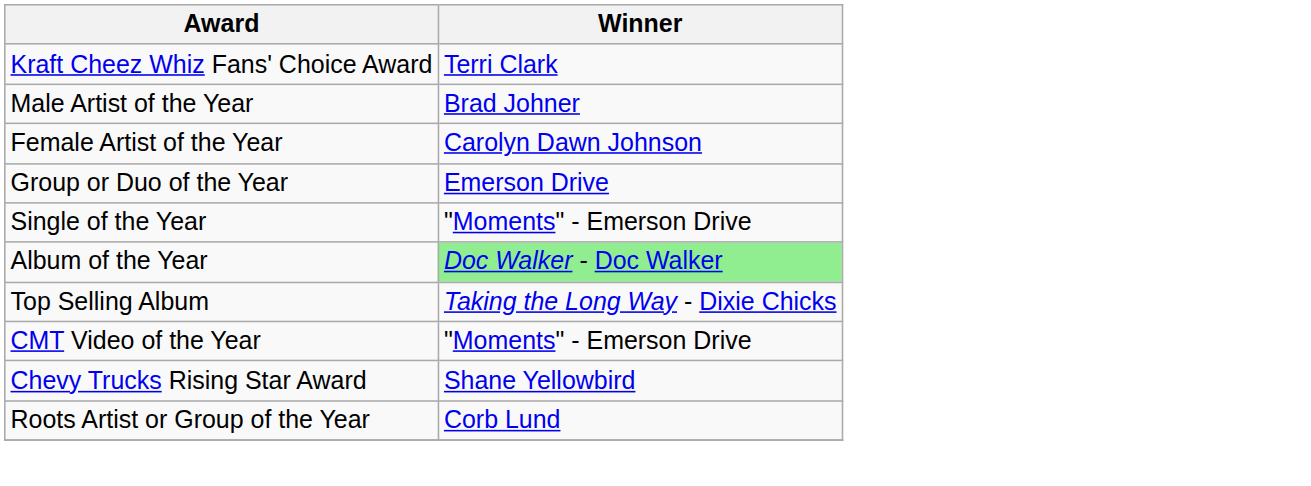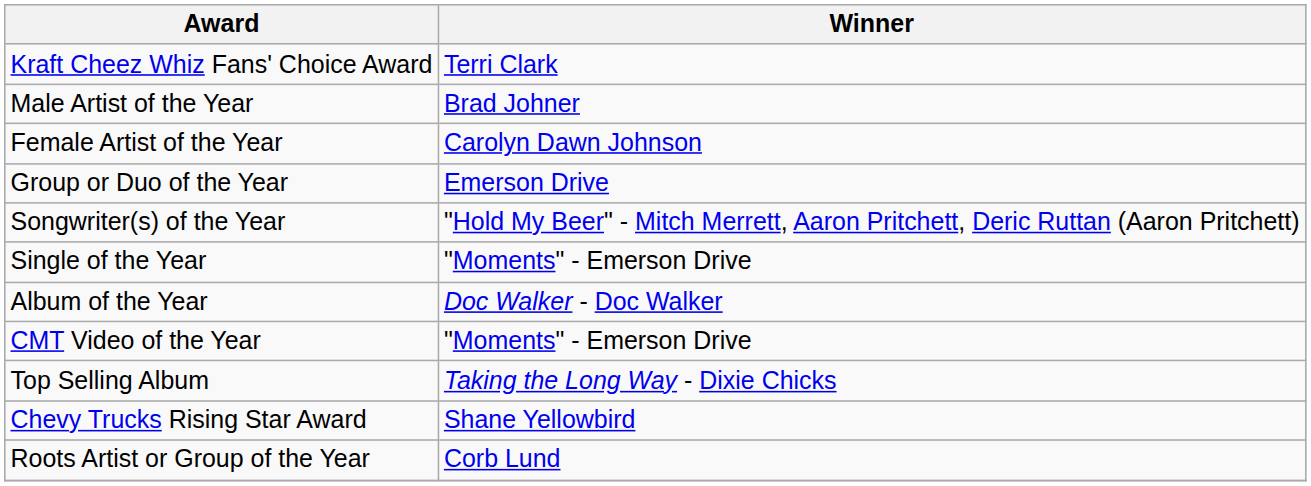+ row: (148, 222)
(583, 261) lightgreen background -> (583, 301) no background
rows swapped: (110, 301) <-> (136, 340)
